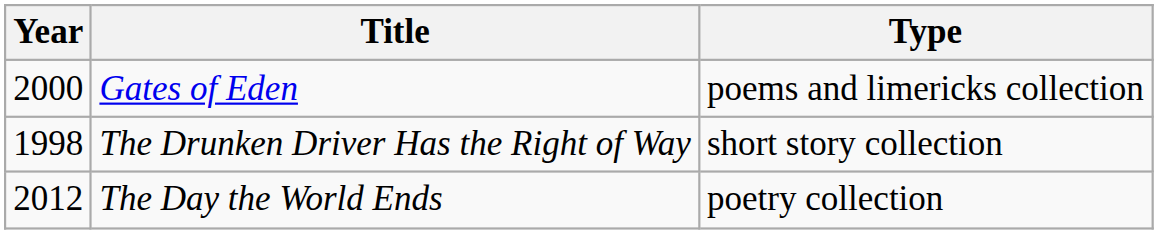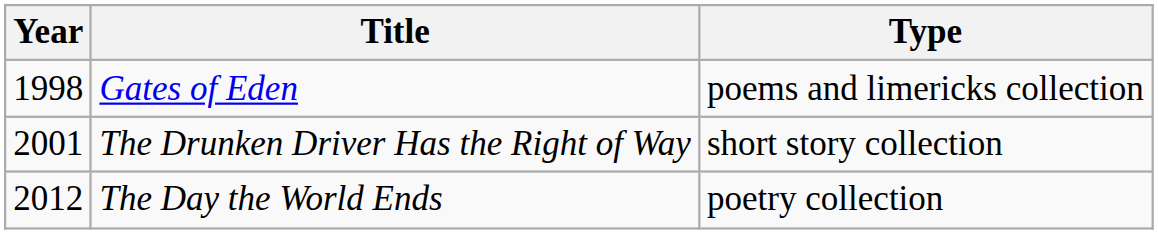(48, 87) 2000 -> (48, 87) 1998
(48, 143) 1998 -> (48, 143) 2001
